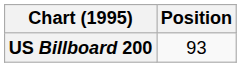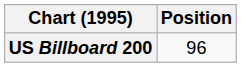(196, 47) 93 -> (196, 47) 96
